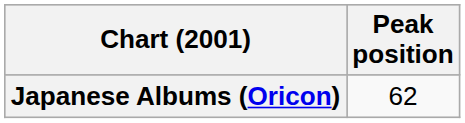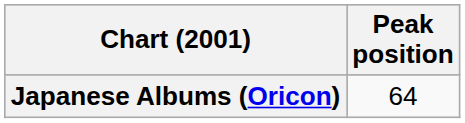(403, 95) 62 -> (403, 95) 64
